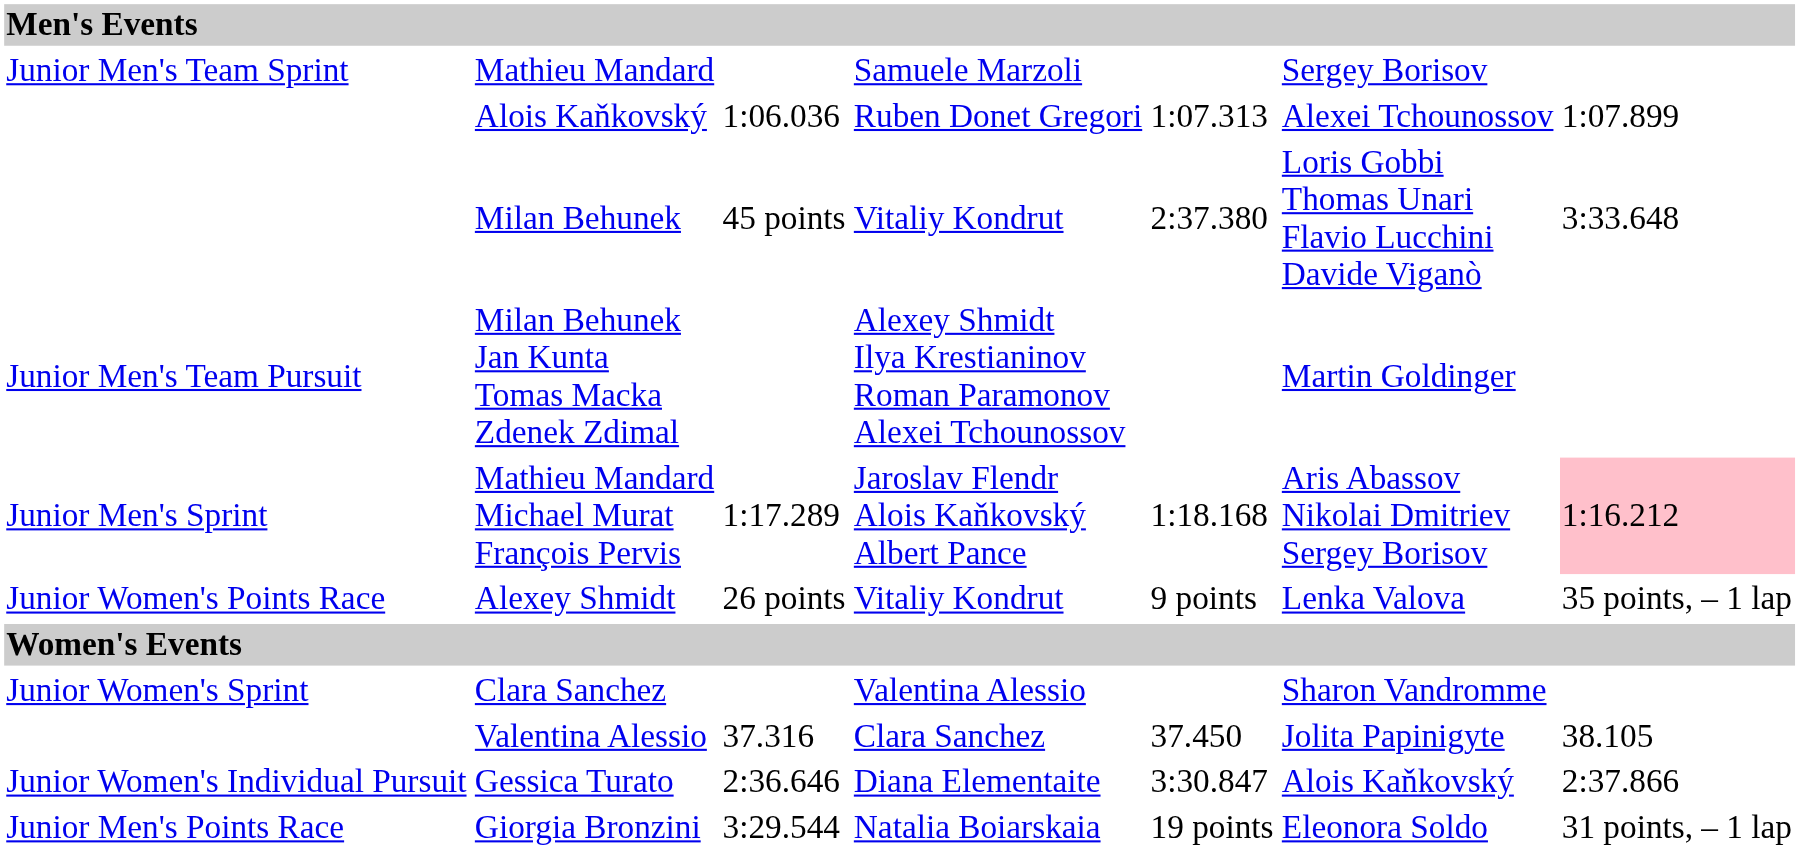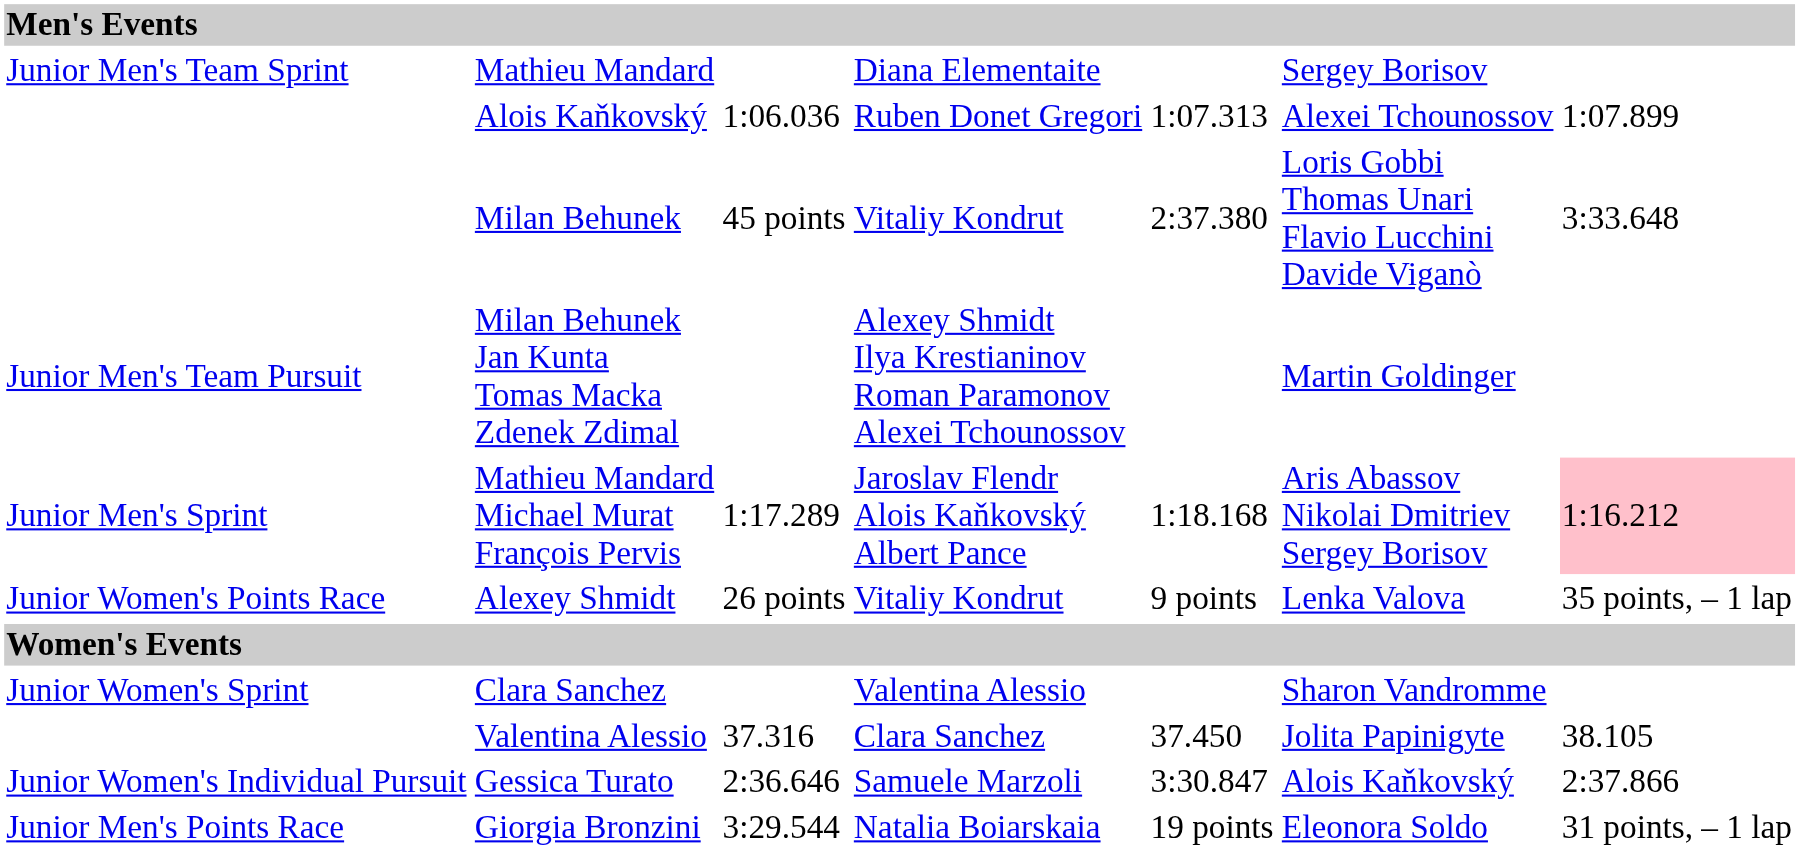(968, 70) Samuele Marzoli -> (977, 70) Diana Elementaite
(977, 781) Diana Elementaite -> (968, 781) Samuele Marzoli
